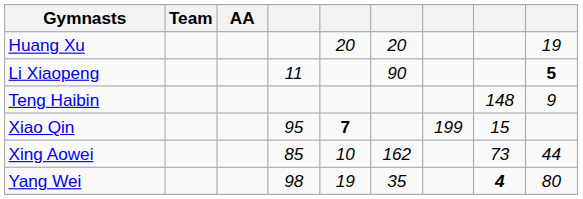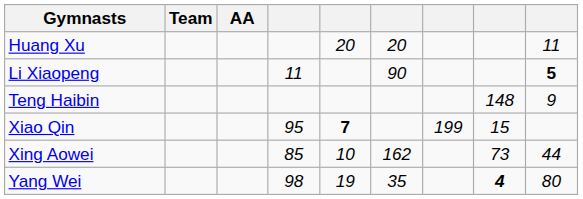(551, 46) 19 -> (551, 46) 11
